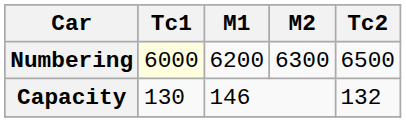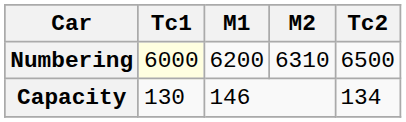(302, 60) 6300 -> (302, 60) 6310
(361, 98) 132 -> (361, 98) 134
